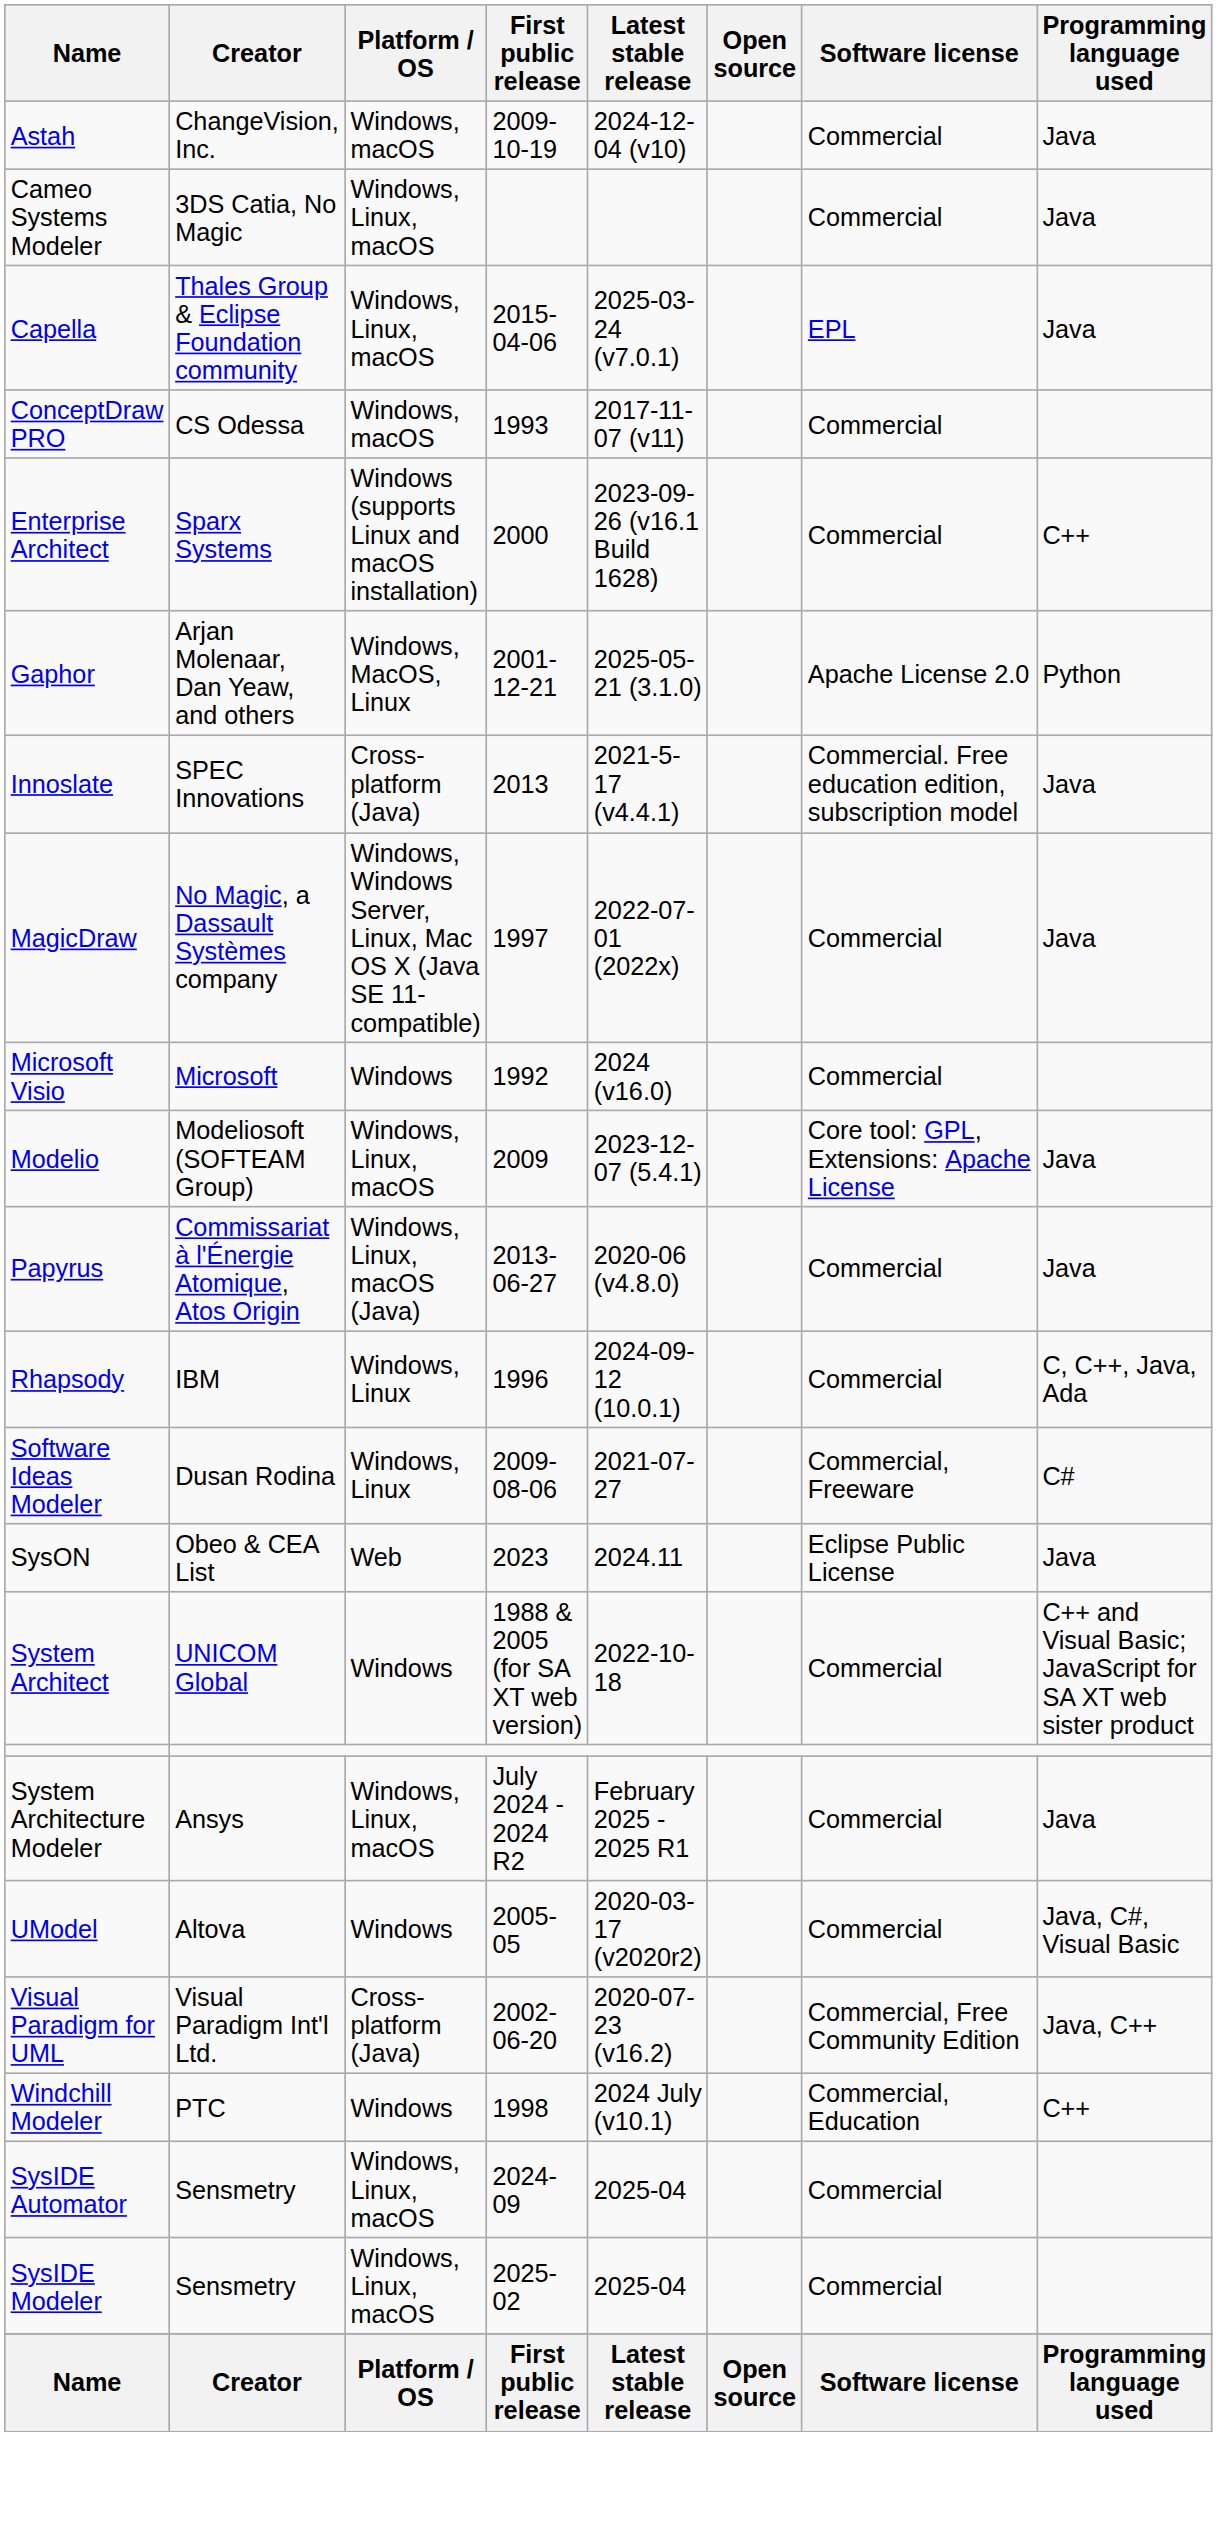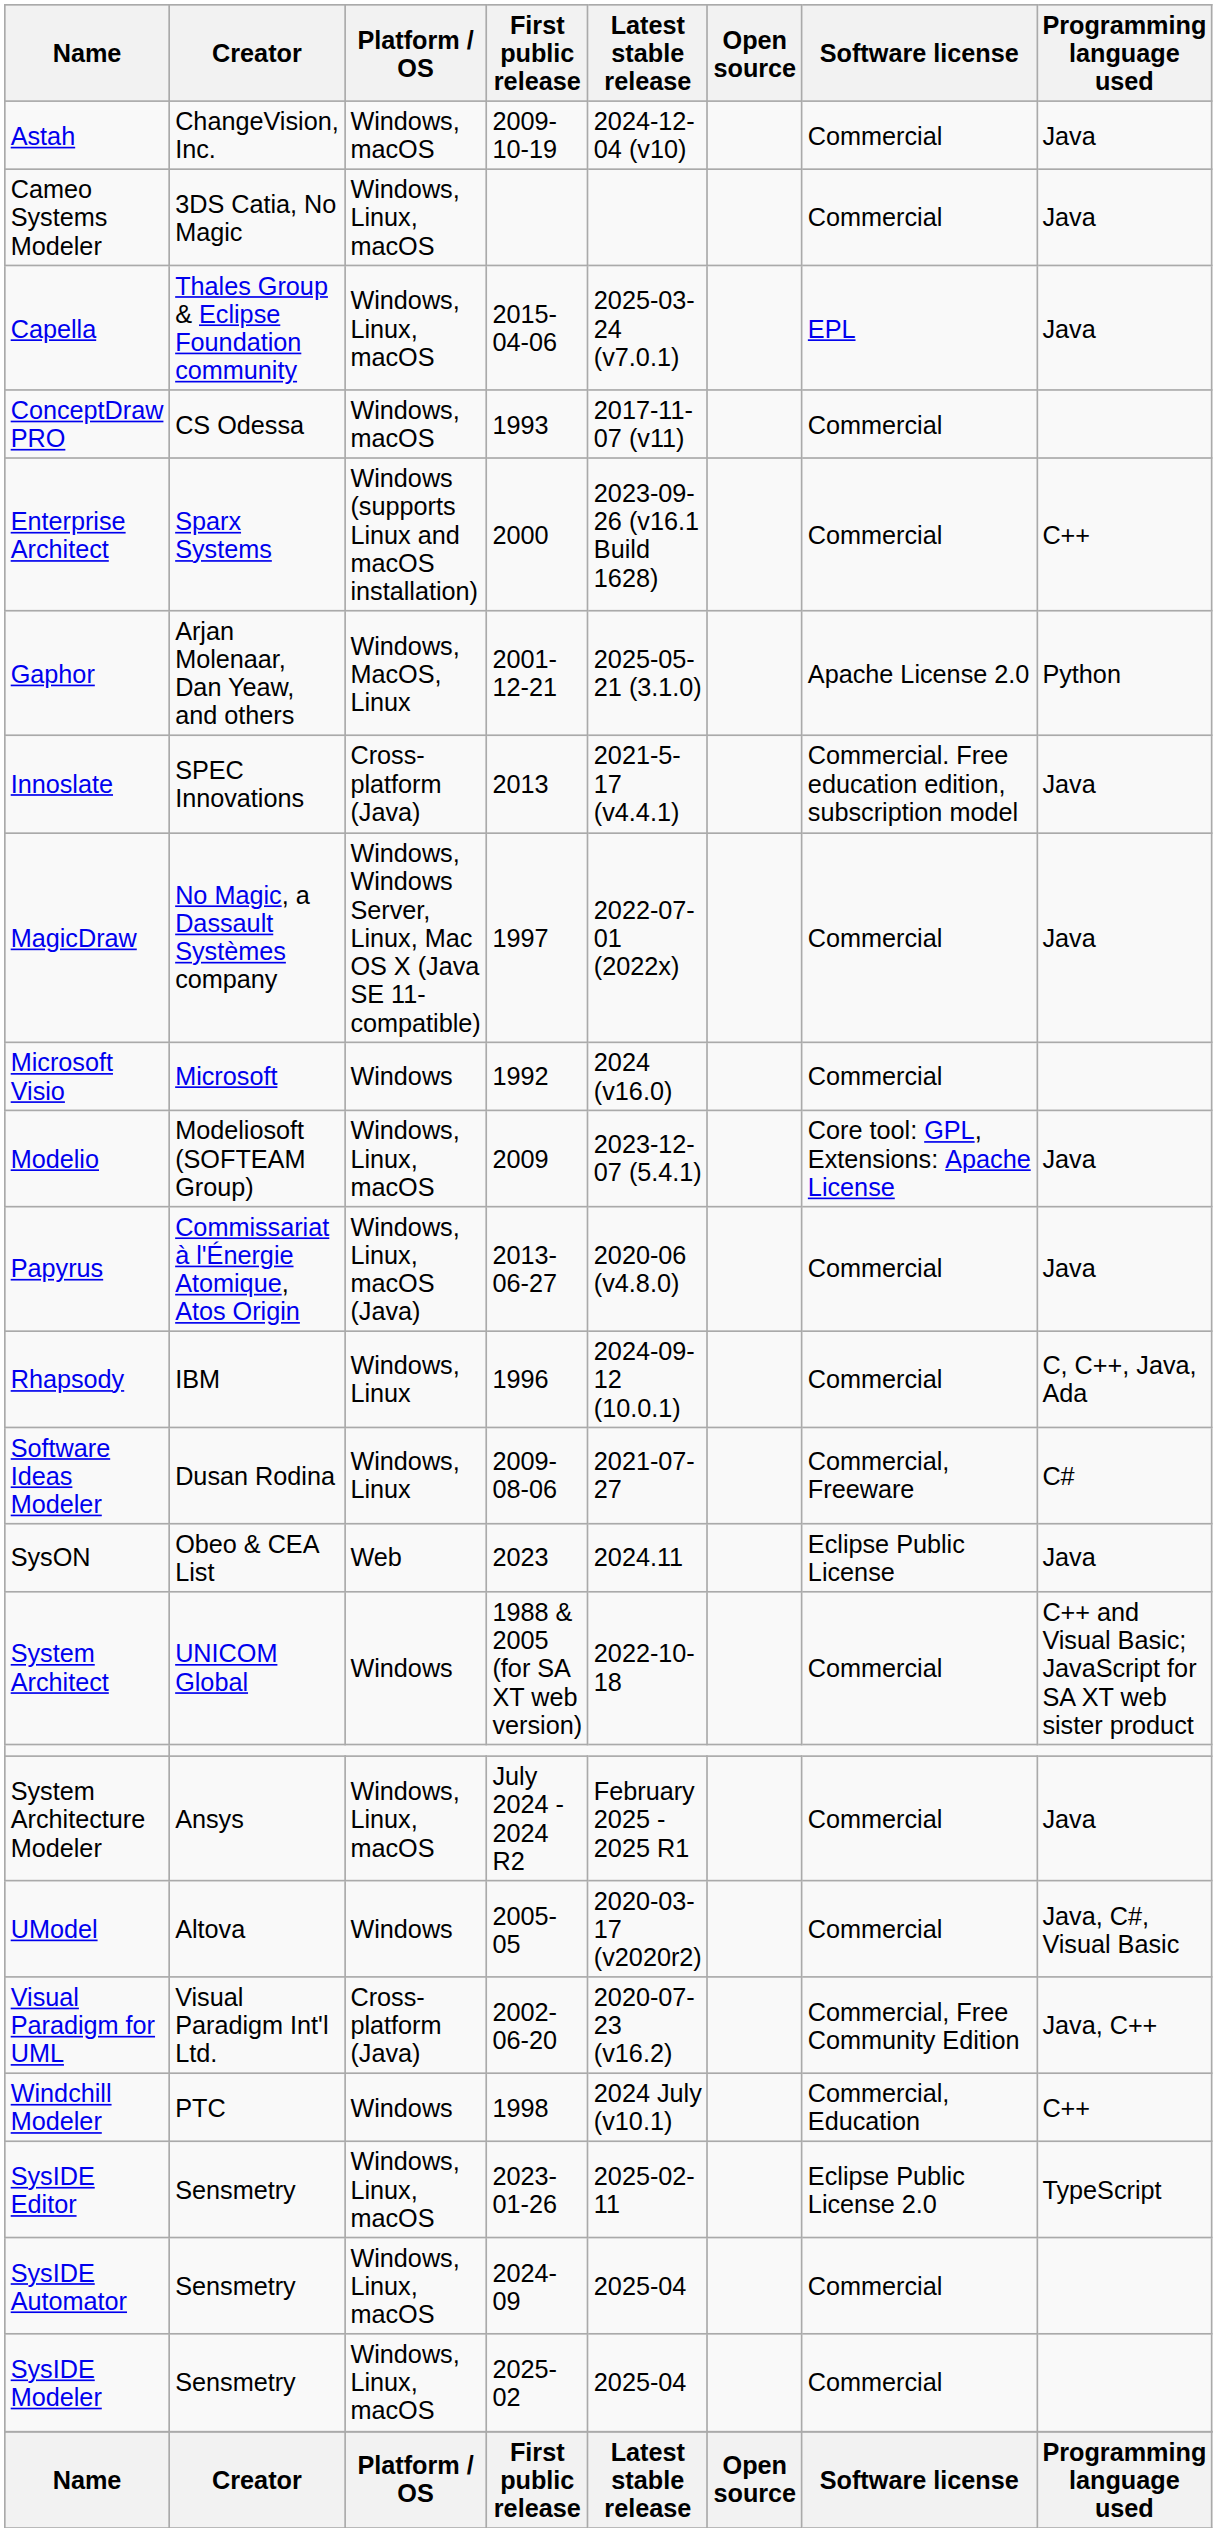+ row: (53, 2190)
